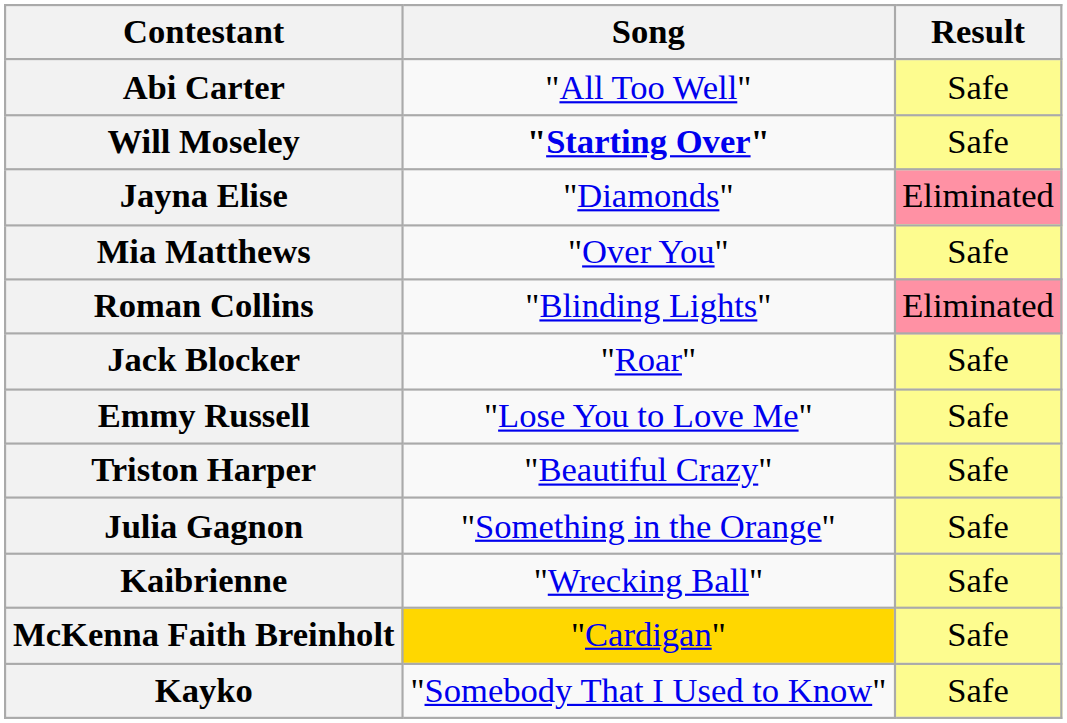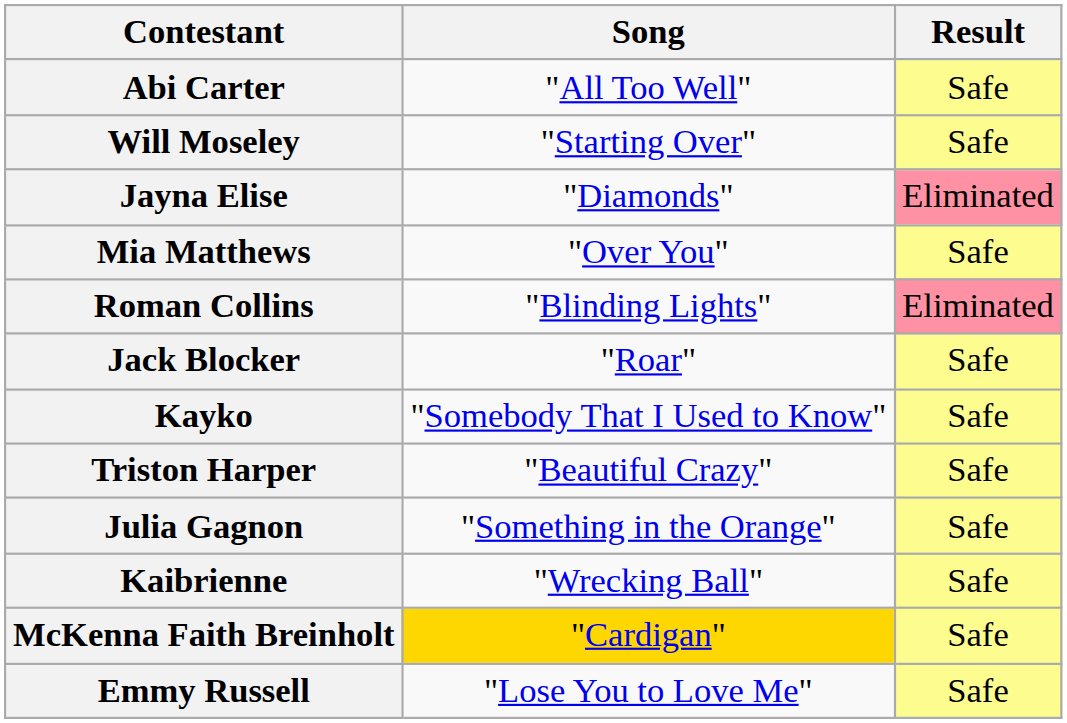(648, 141) bold -> (648, 141) normal
rows swapped: (204, 415) <-> (204, 689)
